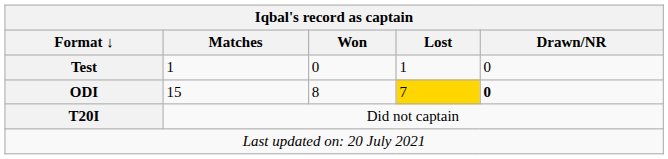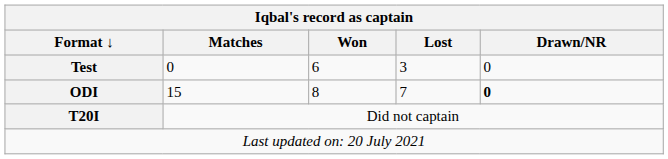(170, 67) 1 -> (170, 67) 0
(315, 67) 0 -> (315, 67) 6
(403, 67) 1 -> (403, 67) 3
(403, 91) gold background -> (403, 91) no background
